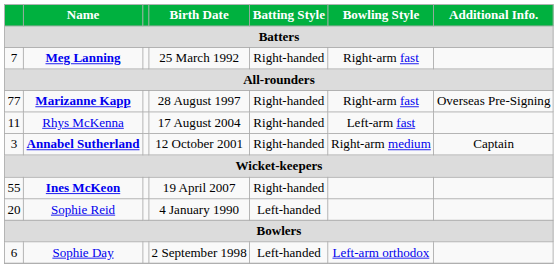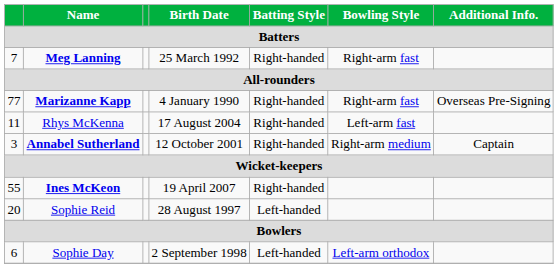(199, 101) 28 August 1997 -> (199, 101) 4 January 1990
(199, 209) 4 January 1990 -> (199, 209) 28 August 1997
